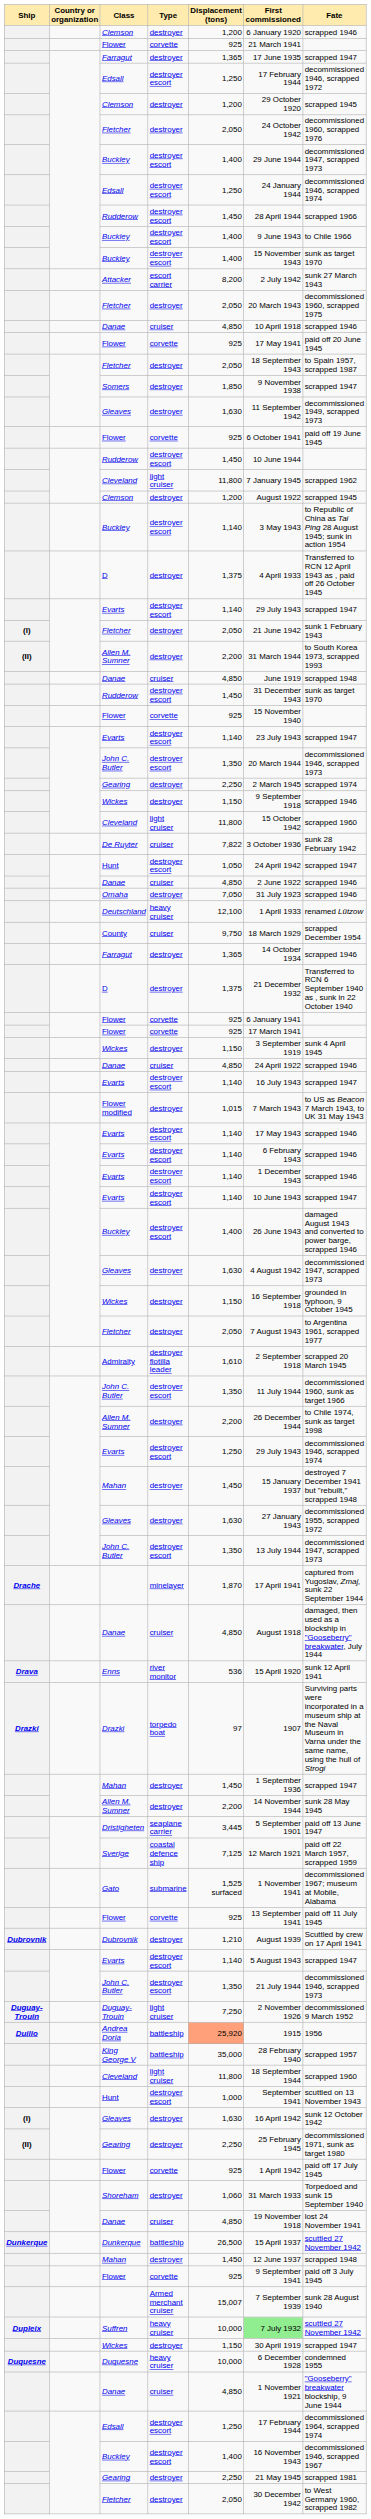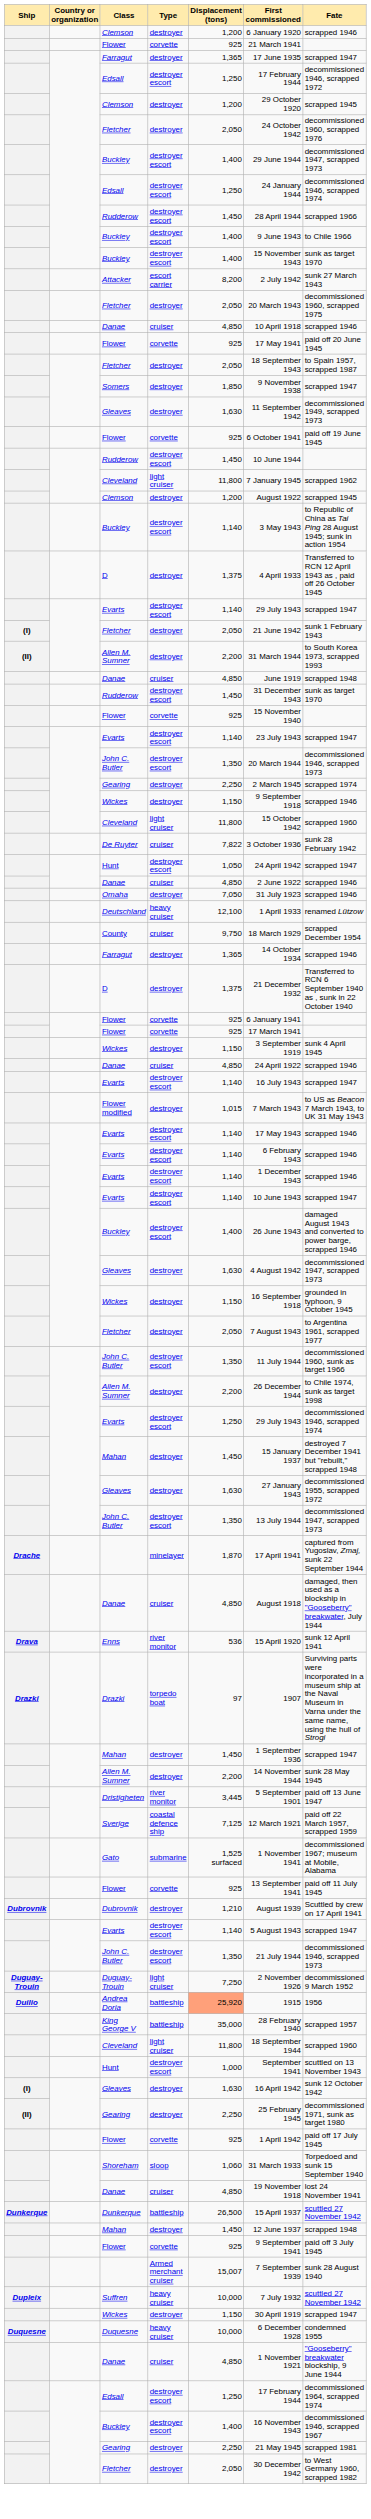- row: (27, 1361)
(166, 1828) seaplane carrier -> (163, 1798) river monitor
(166, 2196) destroyer -> (159, 2166) sloop
(281, 2328) lightgreen background -> (281, 2298) no background
